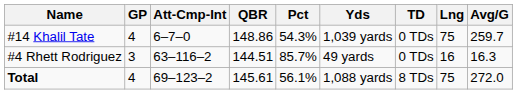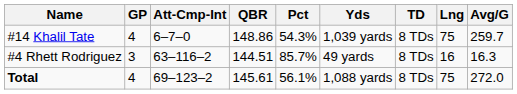(416, 36) 0 TDs -> (416, 36) 8 TDs
(416, 57) 0 TDs -> (416, 57) 8 TDs
